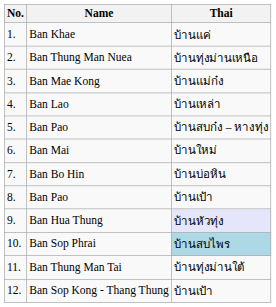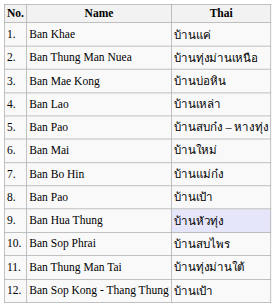(199, 81) บ้านแม่ก๋ง -> (200, 81) บ้านบ่อหิน
(200, 174) บ้านบ่อหิน -> (199, 174) บ้านแม่ก๋ง
(202, 244) lightblue background -> (202, 244) no background
